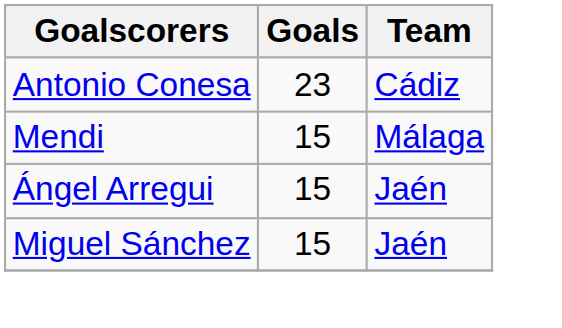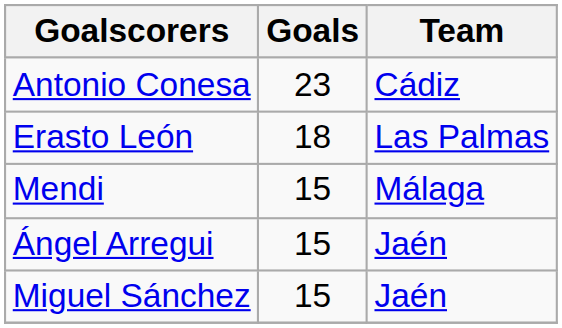+ row: (103, 137)
